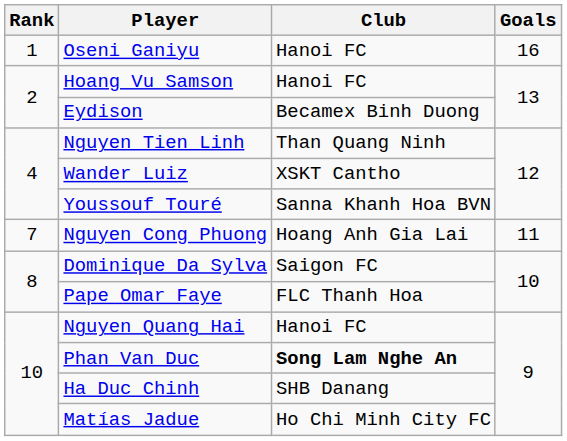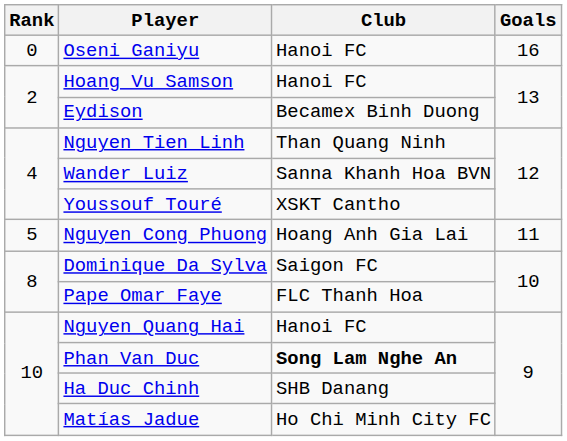(32, 51) 1 -> (32, 51) 0
(338, 174) XSKT Cantho -> (384, 174) Sanna Khanh Hoa BVN
(384, 204) Sanna Khanh Hoa BVN -> (338, 204) XSKT Cantho
(32, 235) 7 -> (32, 235) 5
